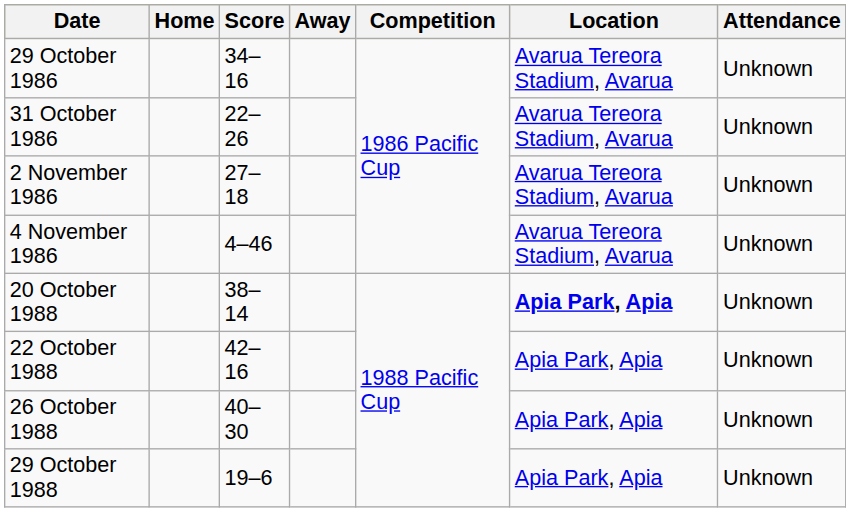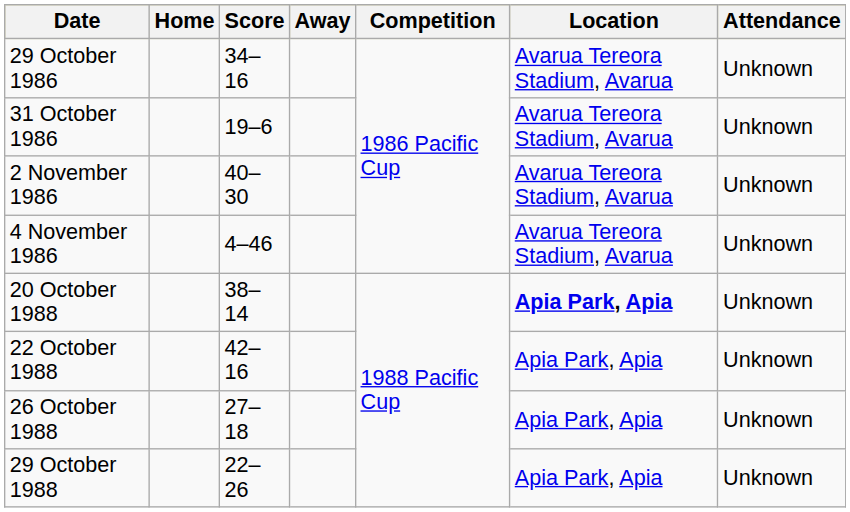(243, 126) 22–26 -> (249, 126) 19–6
(243, 185) 27–18 -> (243, 185) 40–30
(243, 419) 40–30 -> (243, 419) 27–18
(249, 477) 19–6 -> (243, 477) 22–26
